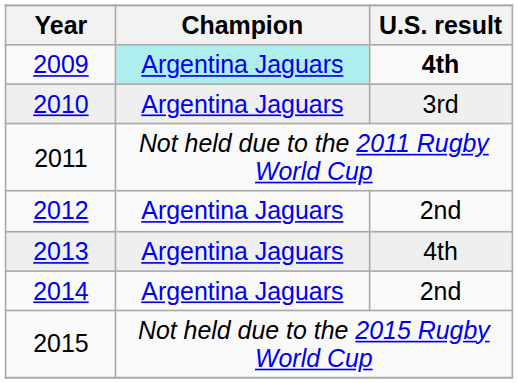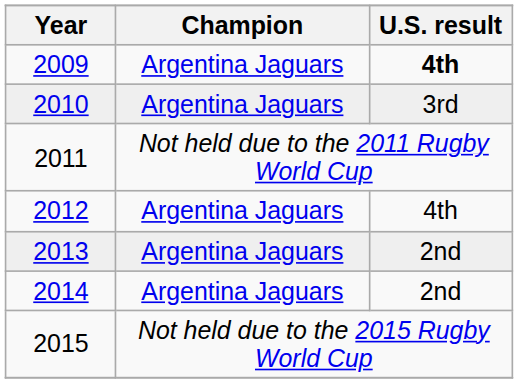(242, 65) paleturquoise background -> (242, 65) no background
(441, 211) 2nd -> (441, 211) 4th
(441, 251) 4th -> (441, 251) 2nd
